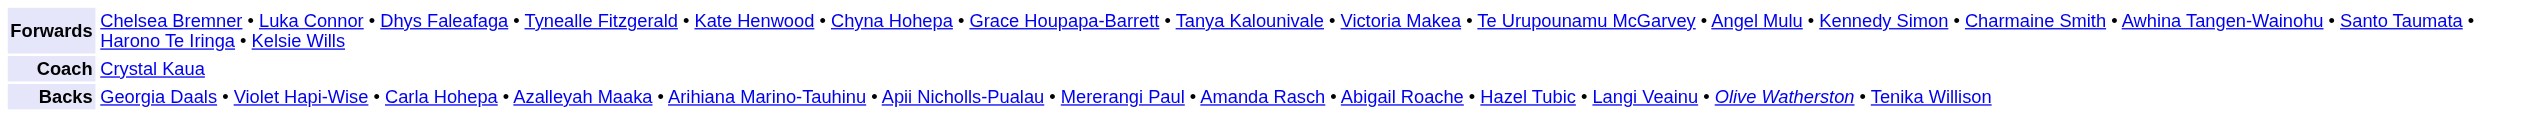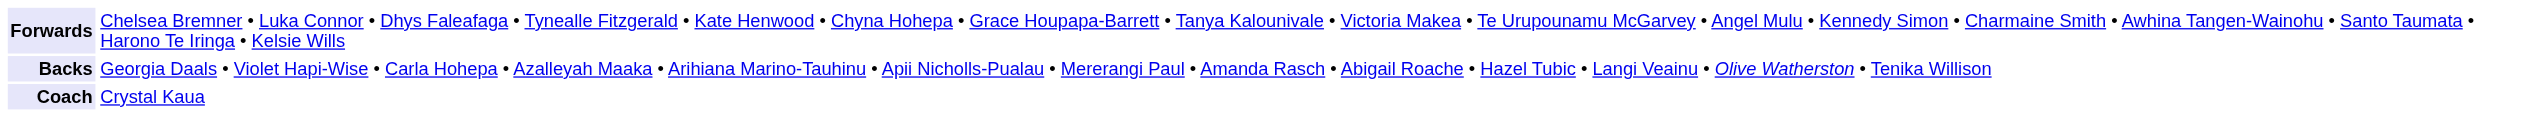rows swapped: (66, 97) <-> (65, 69)
